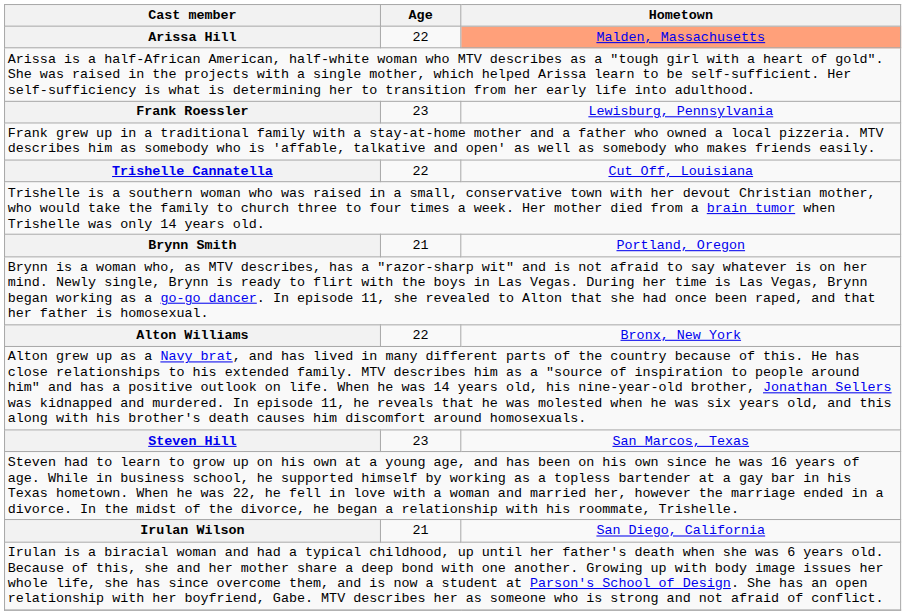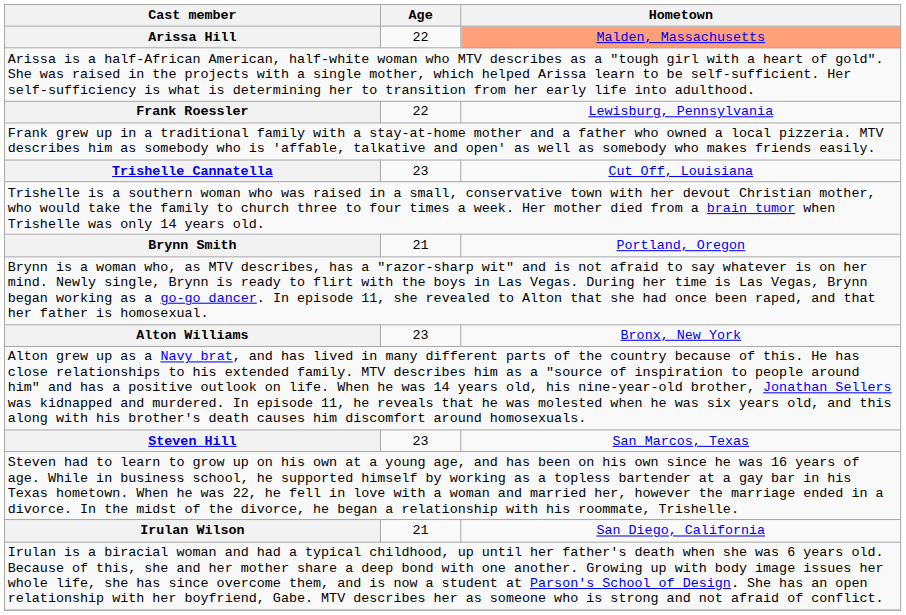(421, 112) 23 -> (421, 112) 22
(421, 171) 22 -> (421, 171) 23
(421, 335) 22 -> (421, 335) 23
